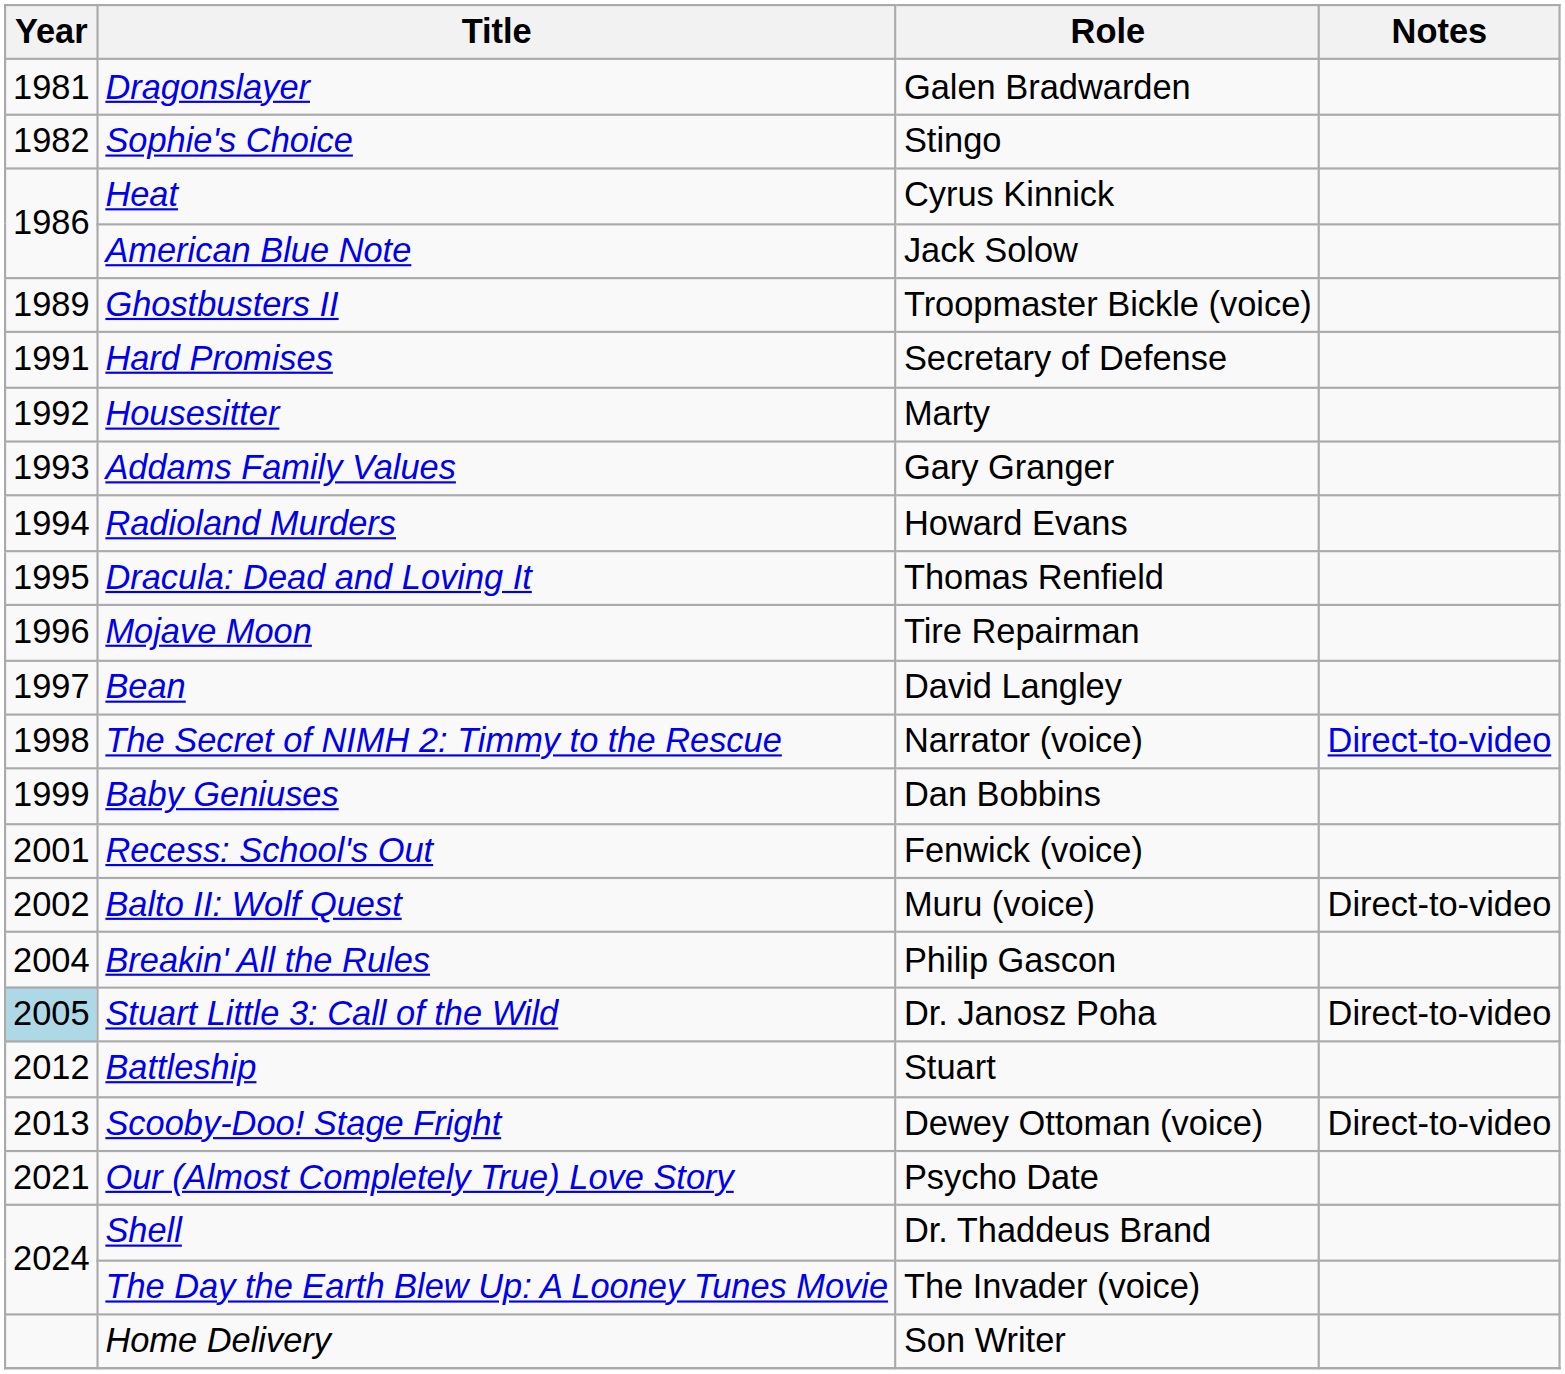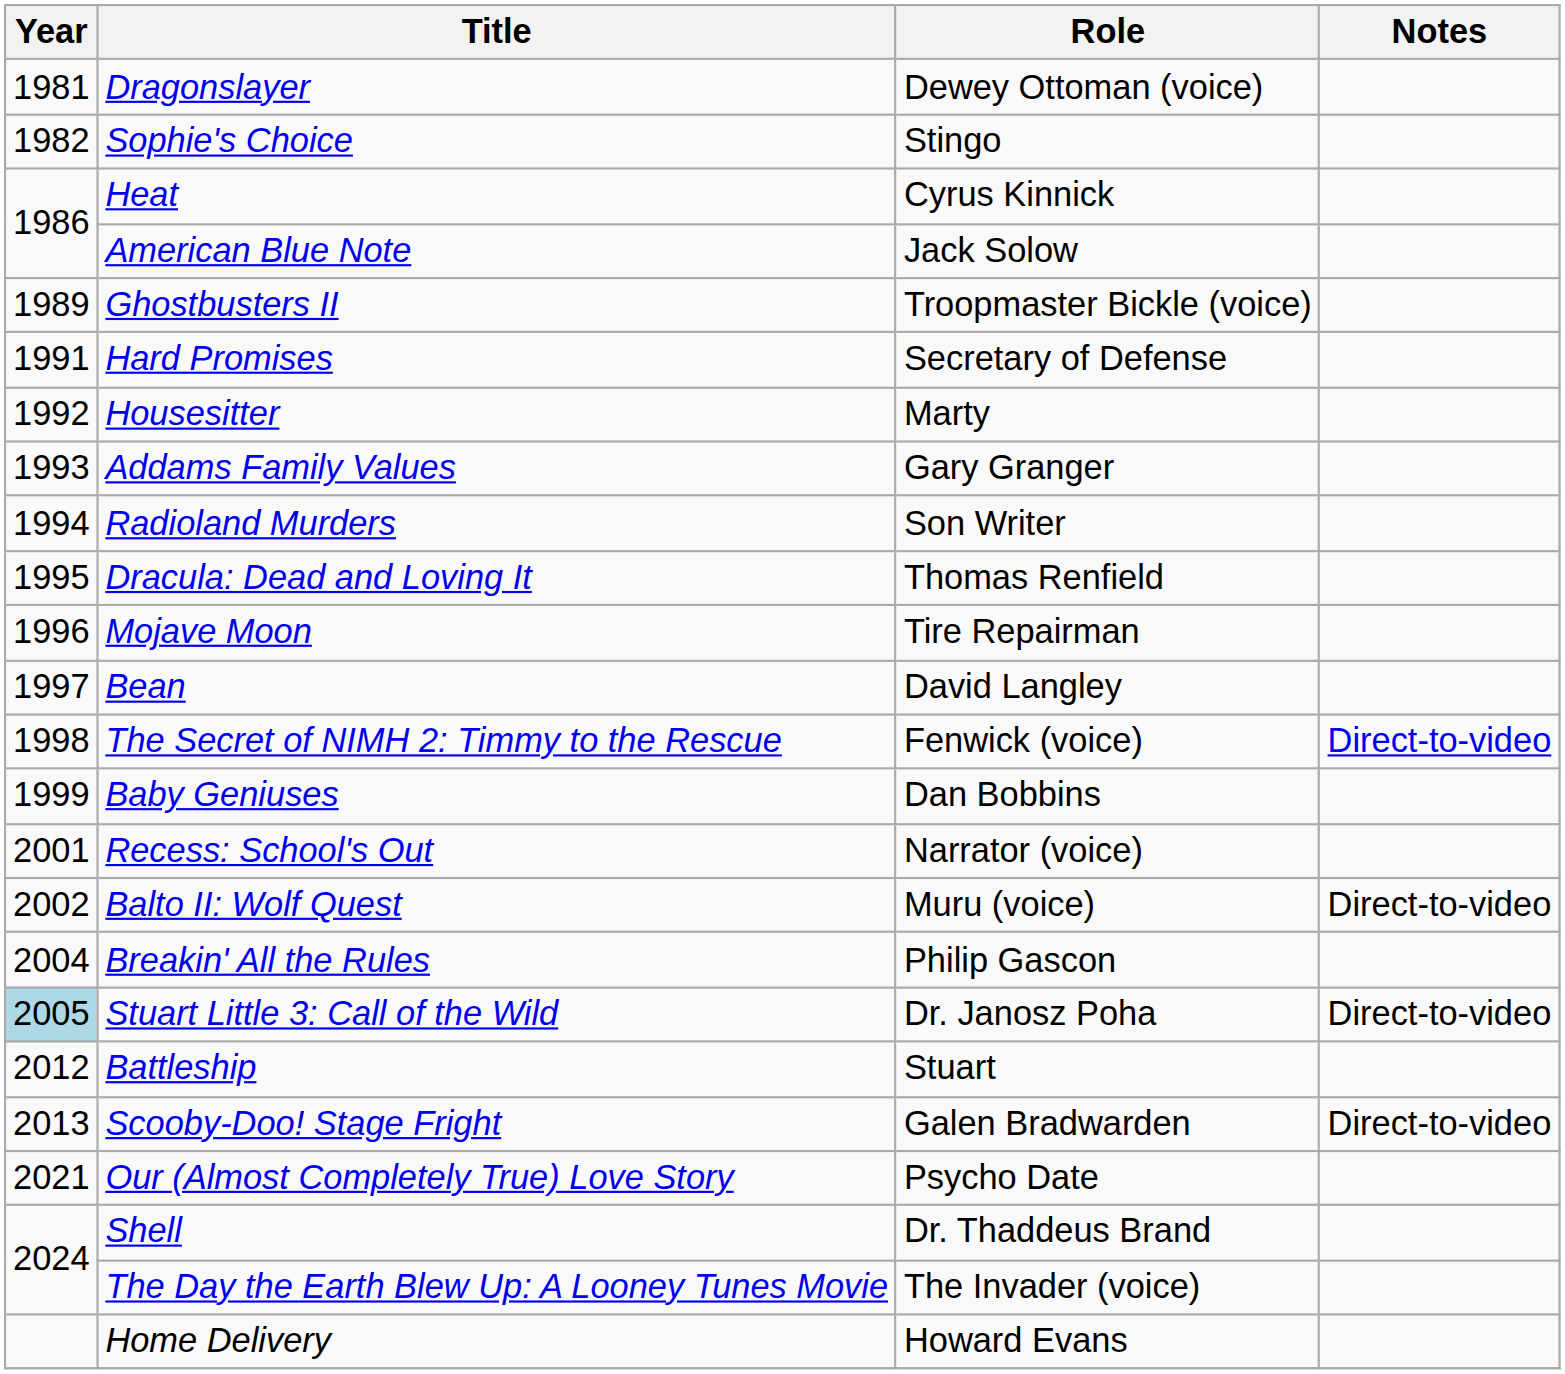(1047, 86) Galen Bradwarden -> (1084, 86) Dewey Ottoman (voice)
(1016, 522) Howard Evans -> (985, 522) Son Writer
(1023, 741) Narrator (voice) -> (1023, 741) Fenwick (voice)
(1023, 850) Fenwick (voice) -> (1023, 850) Narrator (voice)
(1084, 1122) Dewey Ottoman (voice) -> (1047, 1122) Galen Bradwarden
(985, 1341) Son Writer -> (1016, 1341) Howard Evans
